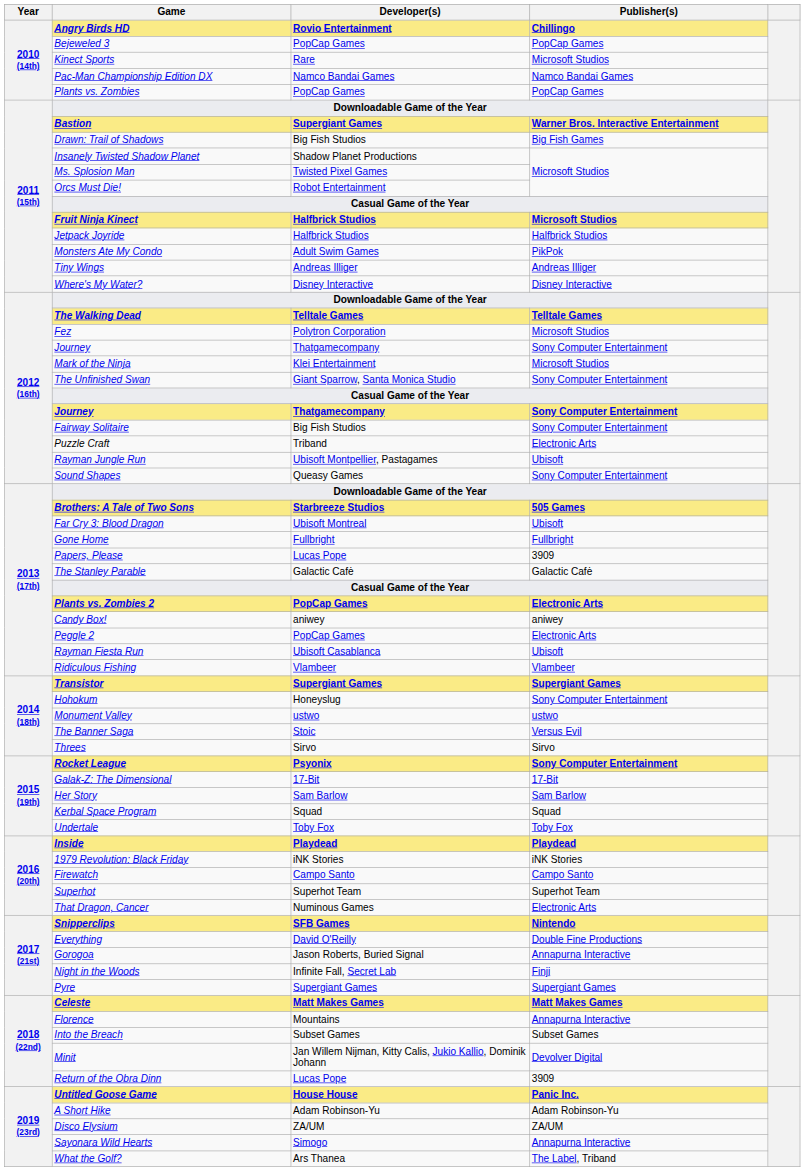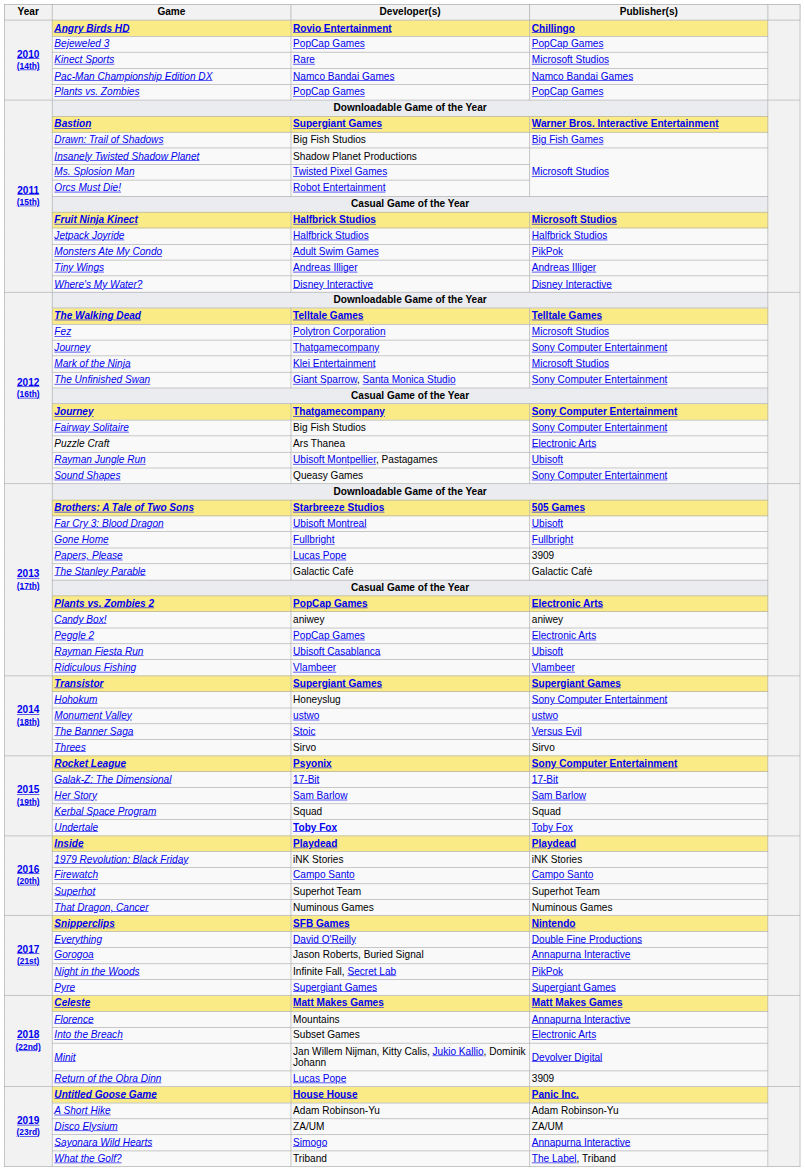(310, 444) Triband -> (319, 444) Ars Thanea
(314, 827) normal -> (315, 827) bold
(564, 907) Electronic Arts -> (572, 907) Numinous Games
(541, 971) Finji -> (547, 971) PikPok
(565, 1035) Subset Games -> (564, 1035) Electronic Arts
(319, 1158) Ars Thanea -> (310, 1158) Triband
